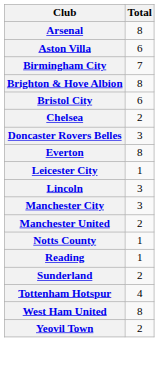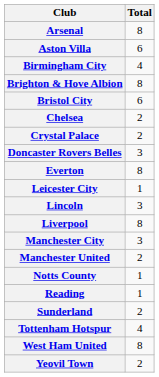(140, 65) 7 -> (140, 65) 4
+ row: (65, 135)
+ row: (65, 223)
